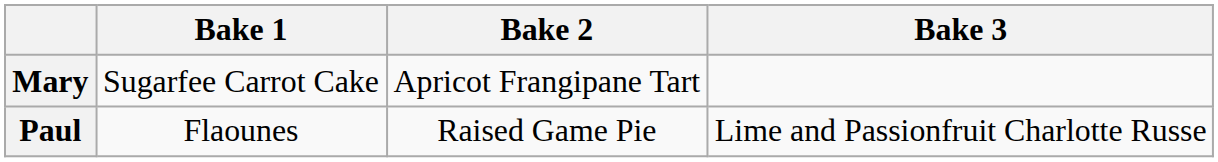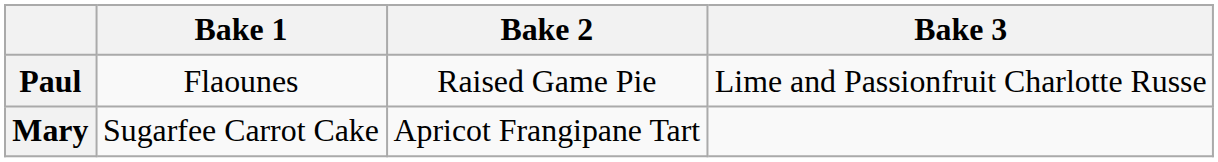rows swapped: (50, 80) <-> (50, 130)
